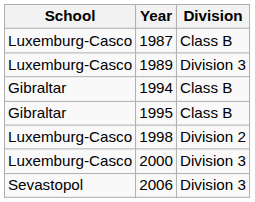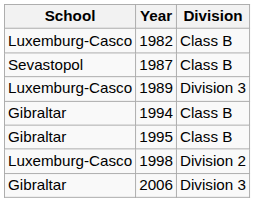+ row: (156, 40)
(70, 40) Luxemburg-Casco -> (46, 64) Sevastopol
- row: (156, 161)
(46, 185) Sevastopol -> (37, 185) Gibraltar
